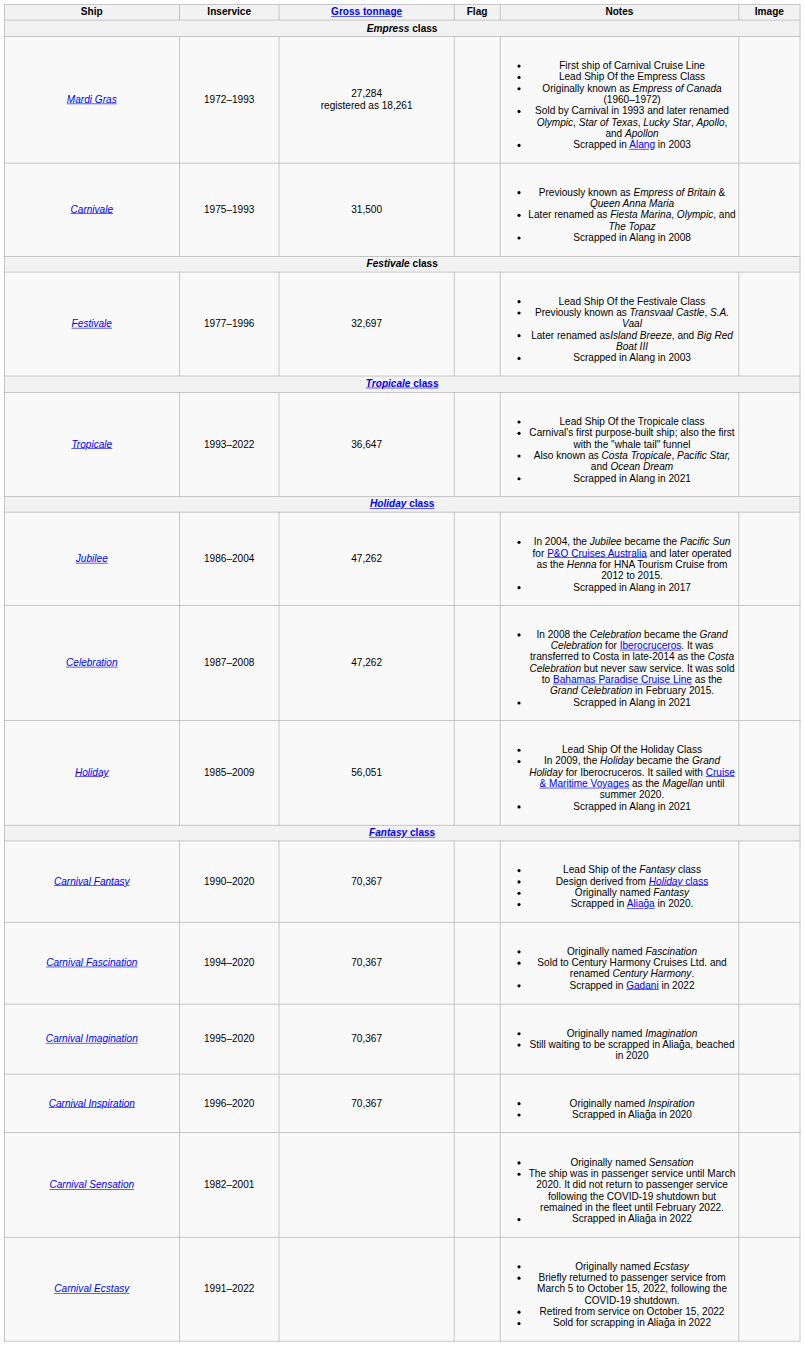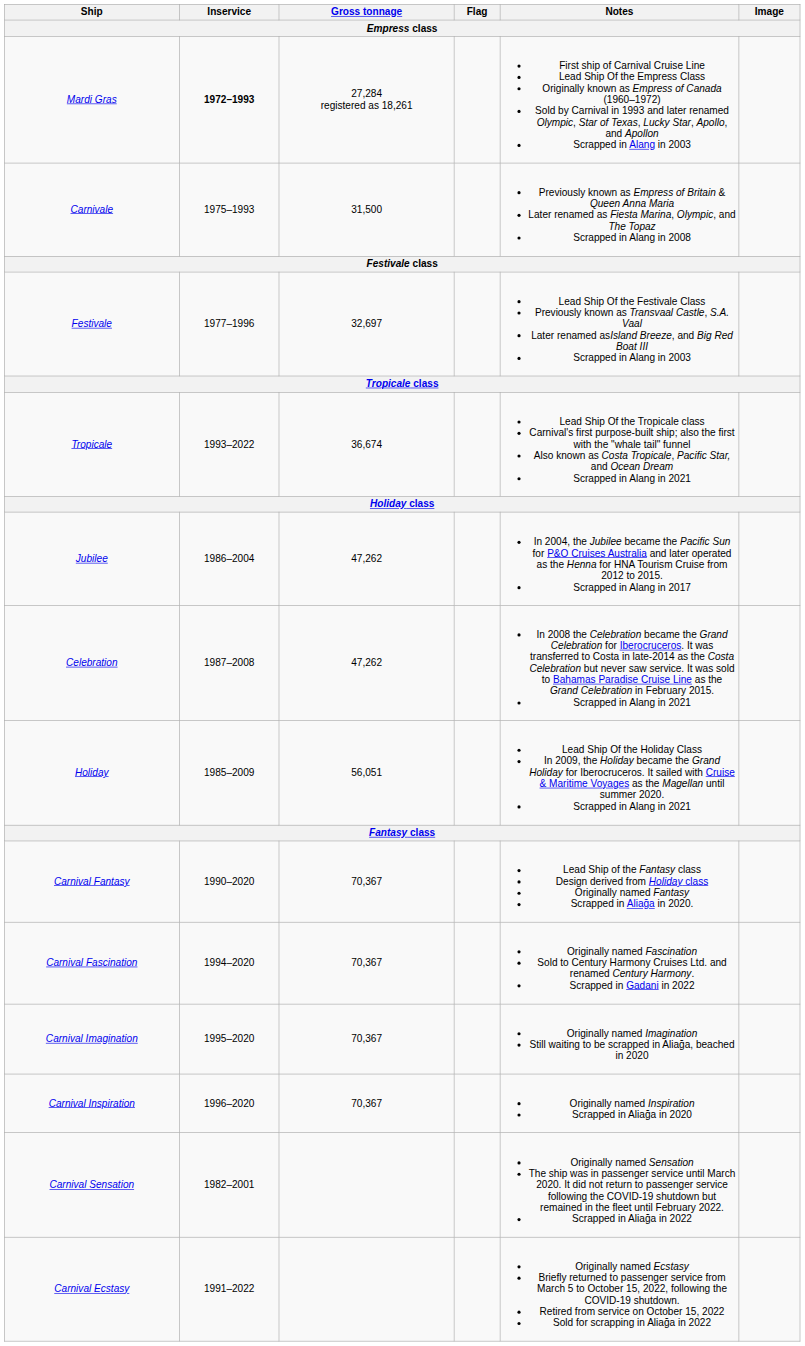(229, 99) normal -> (229, 99) bold
(367, 444) 36,647 -> (367, 444) 36,674
